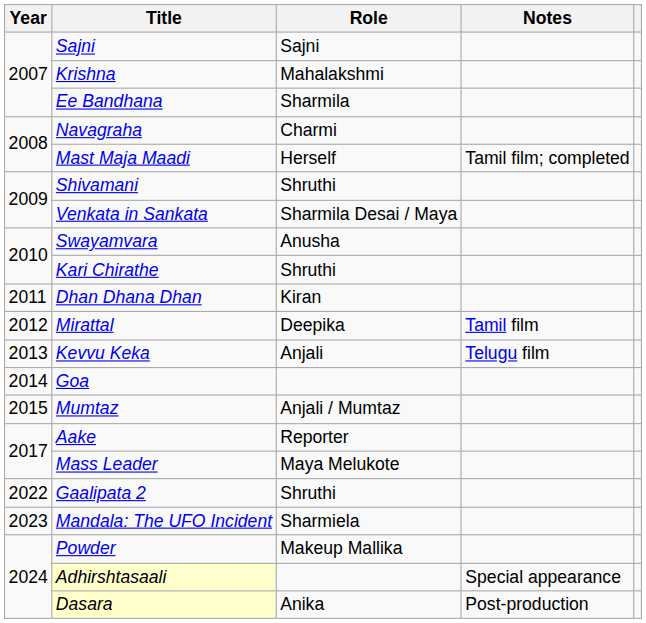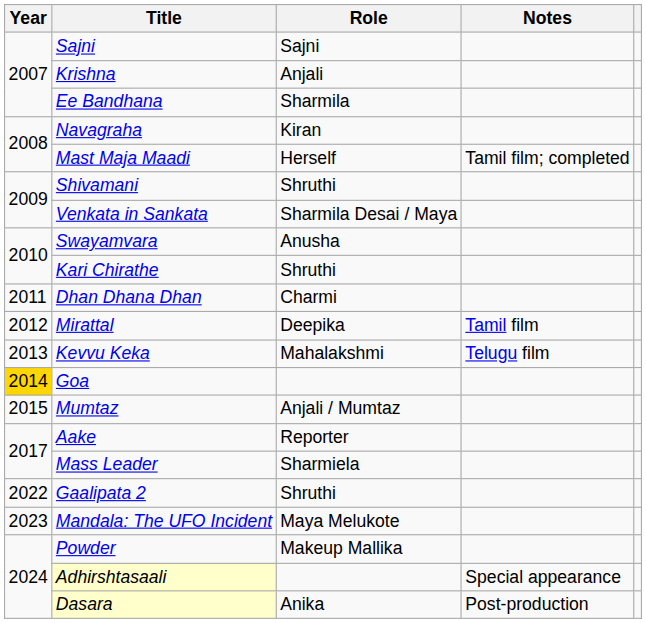(332, 74) Mahalakshmi -> (302, 74) Anjali
(309, 130) Charmi -> (301, 130) Kiran
(301, 297) Kiran -> (309, 297) Charmi
(302, 353) Anjali -> (332, 353) Mahalakshmi
(28, 381) no background -> (28, 381) gold background
(340, 465) Maya Melukote -> (320, 465) Sharmiela
(320, 520) Sharmiela -> (340, 520) Maya Melukote
